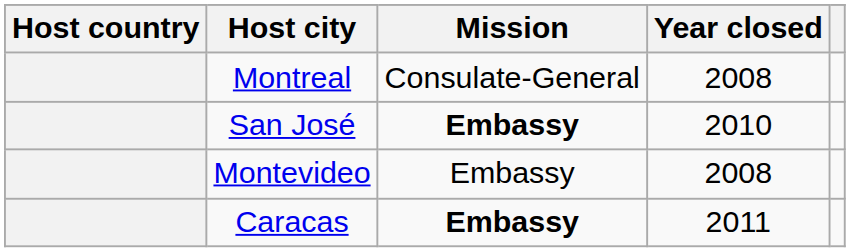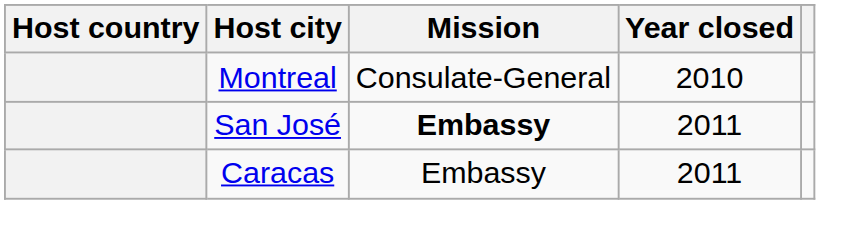(738, 76) 2008 -> (710, 76) 2010
(738, 125) 2010 -> (710, 125) 2011
- row: (292, 173)
(512, 221) bold -> (483, 173) normal
